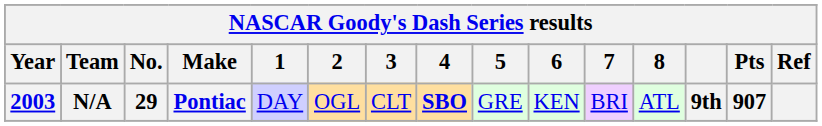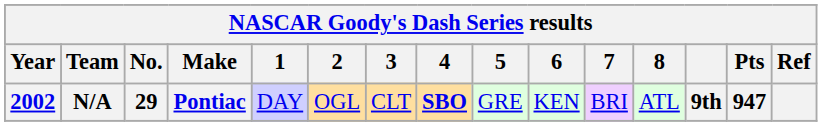(33, 101) 2003 -> (33, 101) 2002
(749, 101) 907 -> (749, 101) 947
